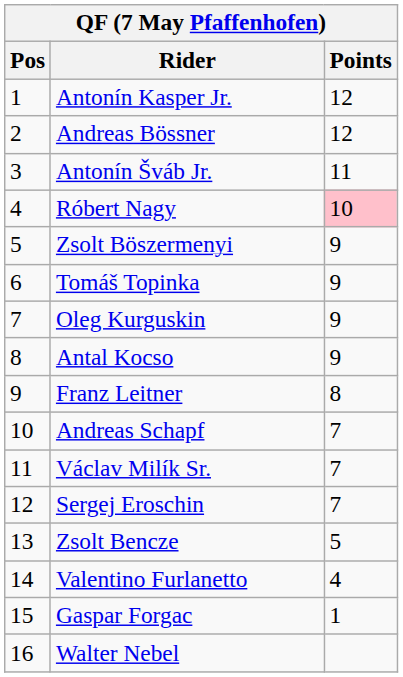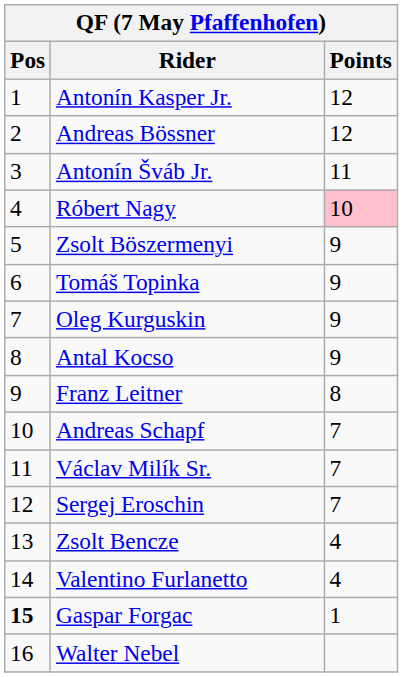(335, 541) 5 -> (335, 541) 4
(22, 615) normal -> (22, 615) bold
